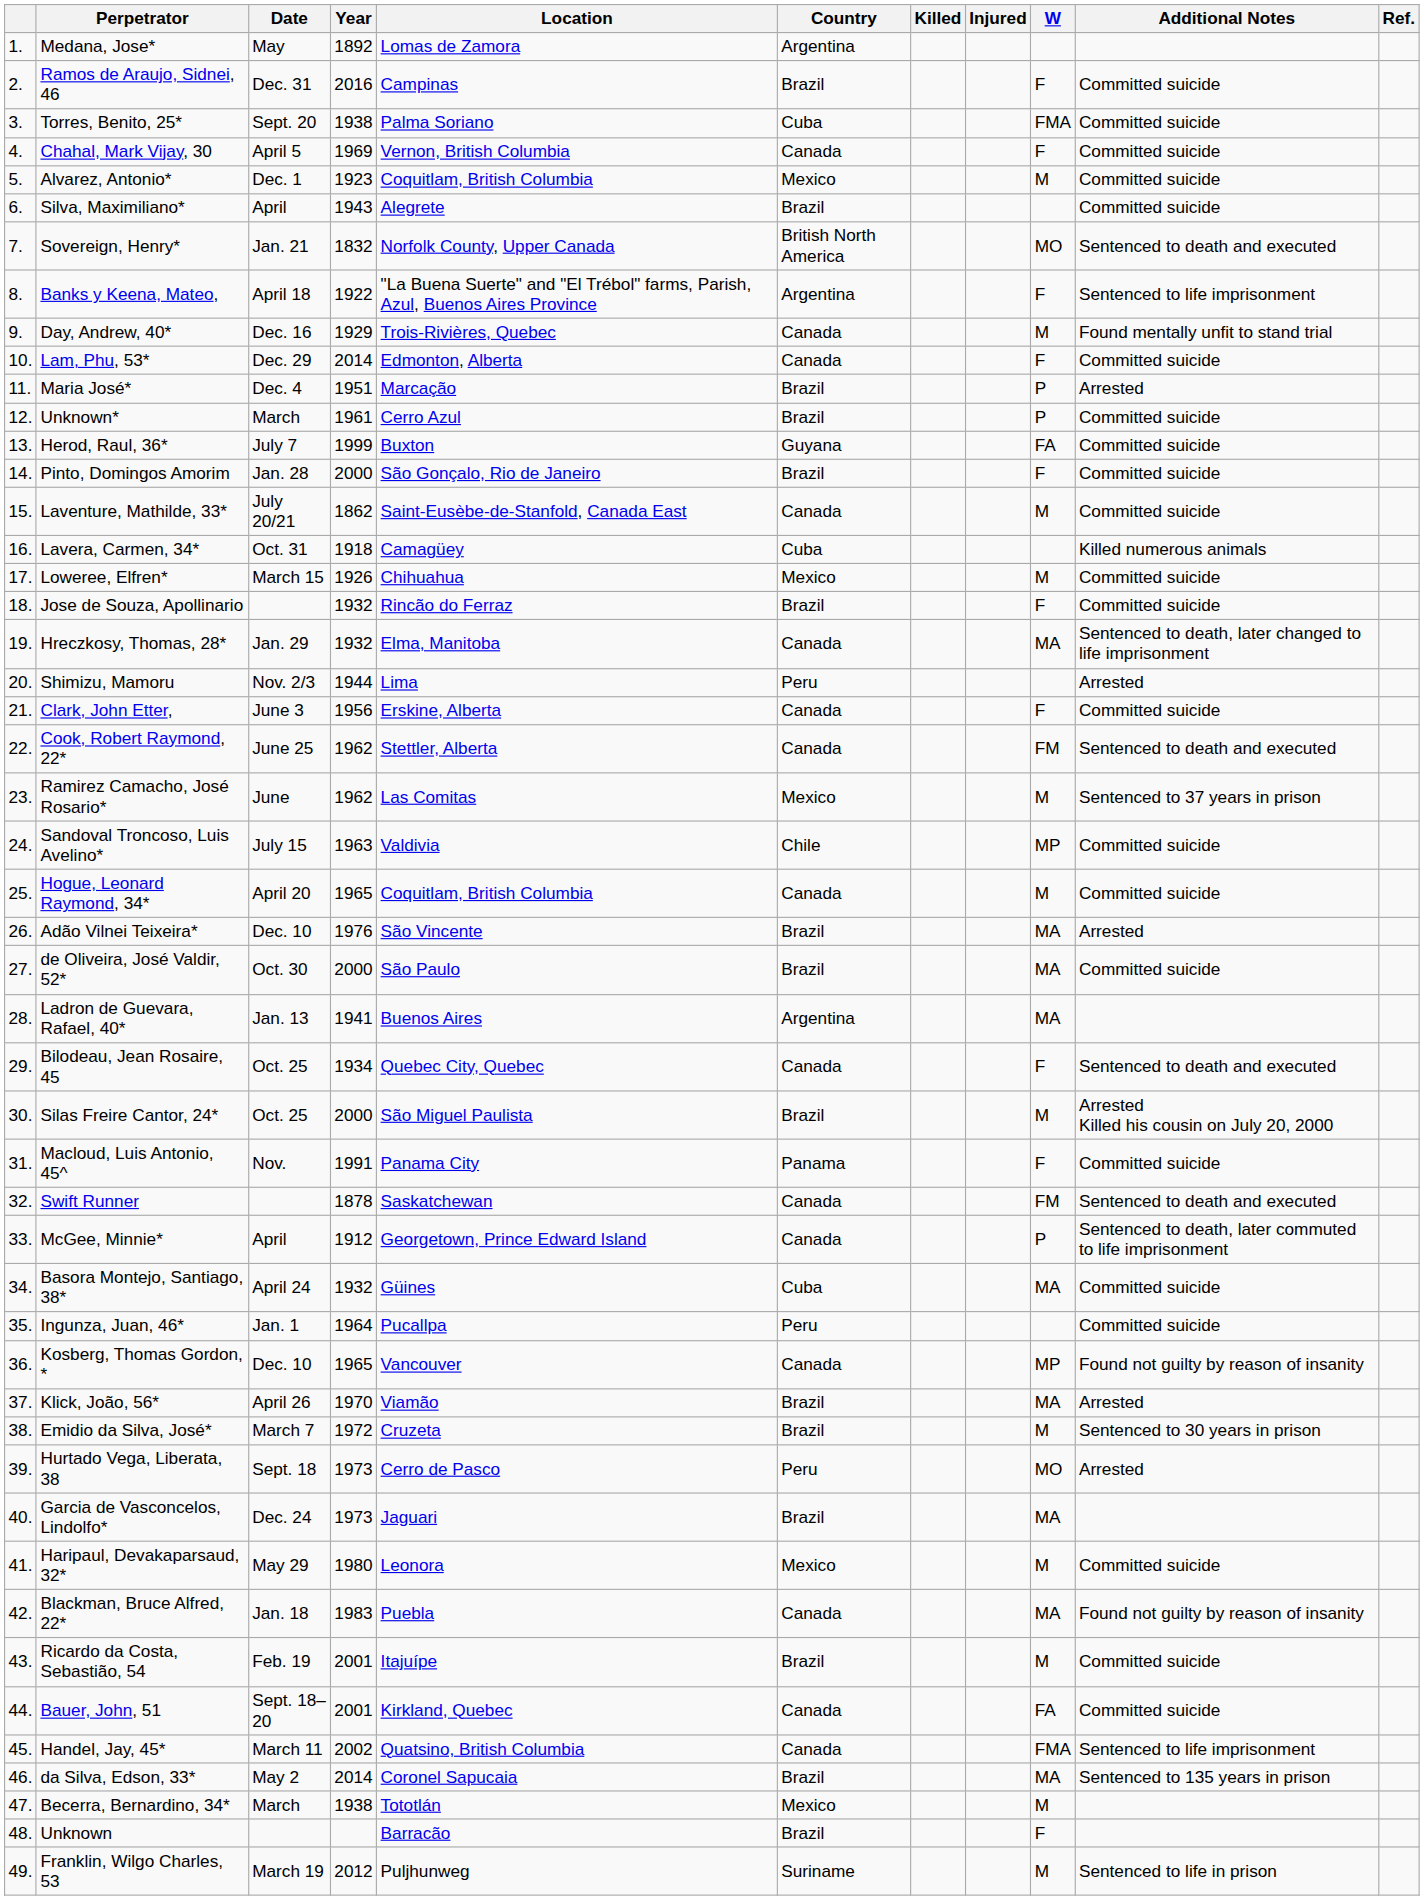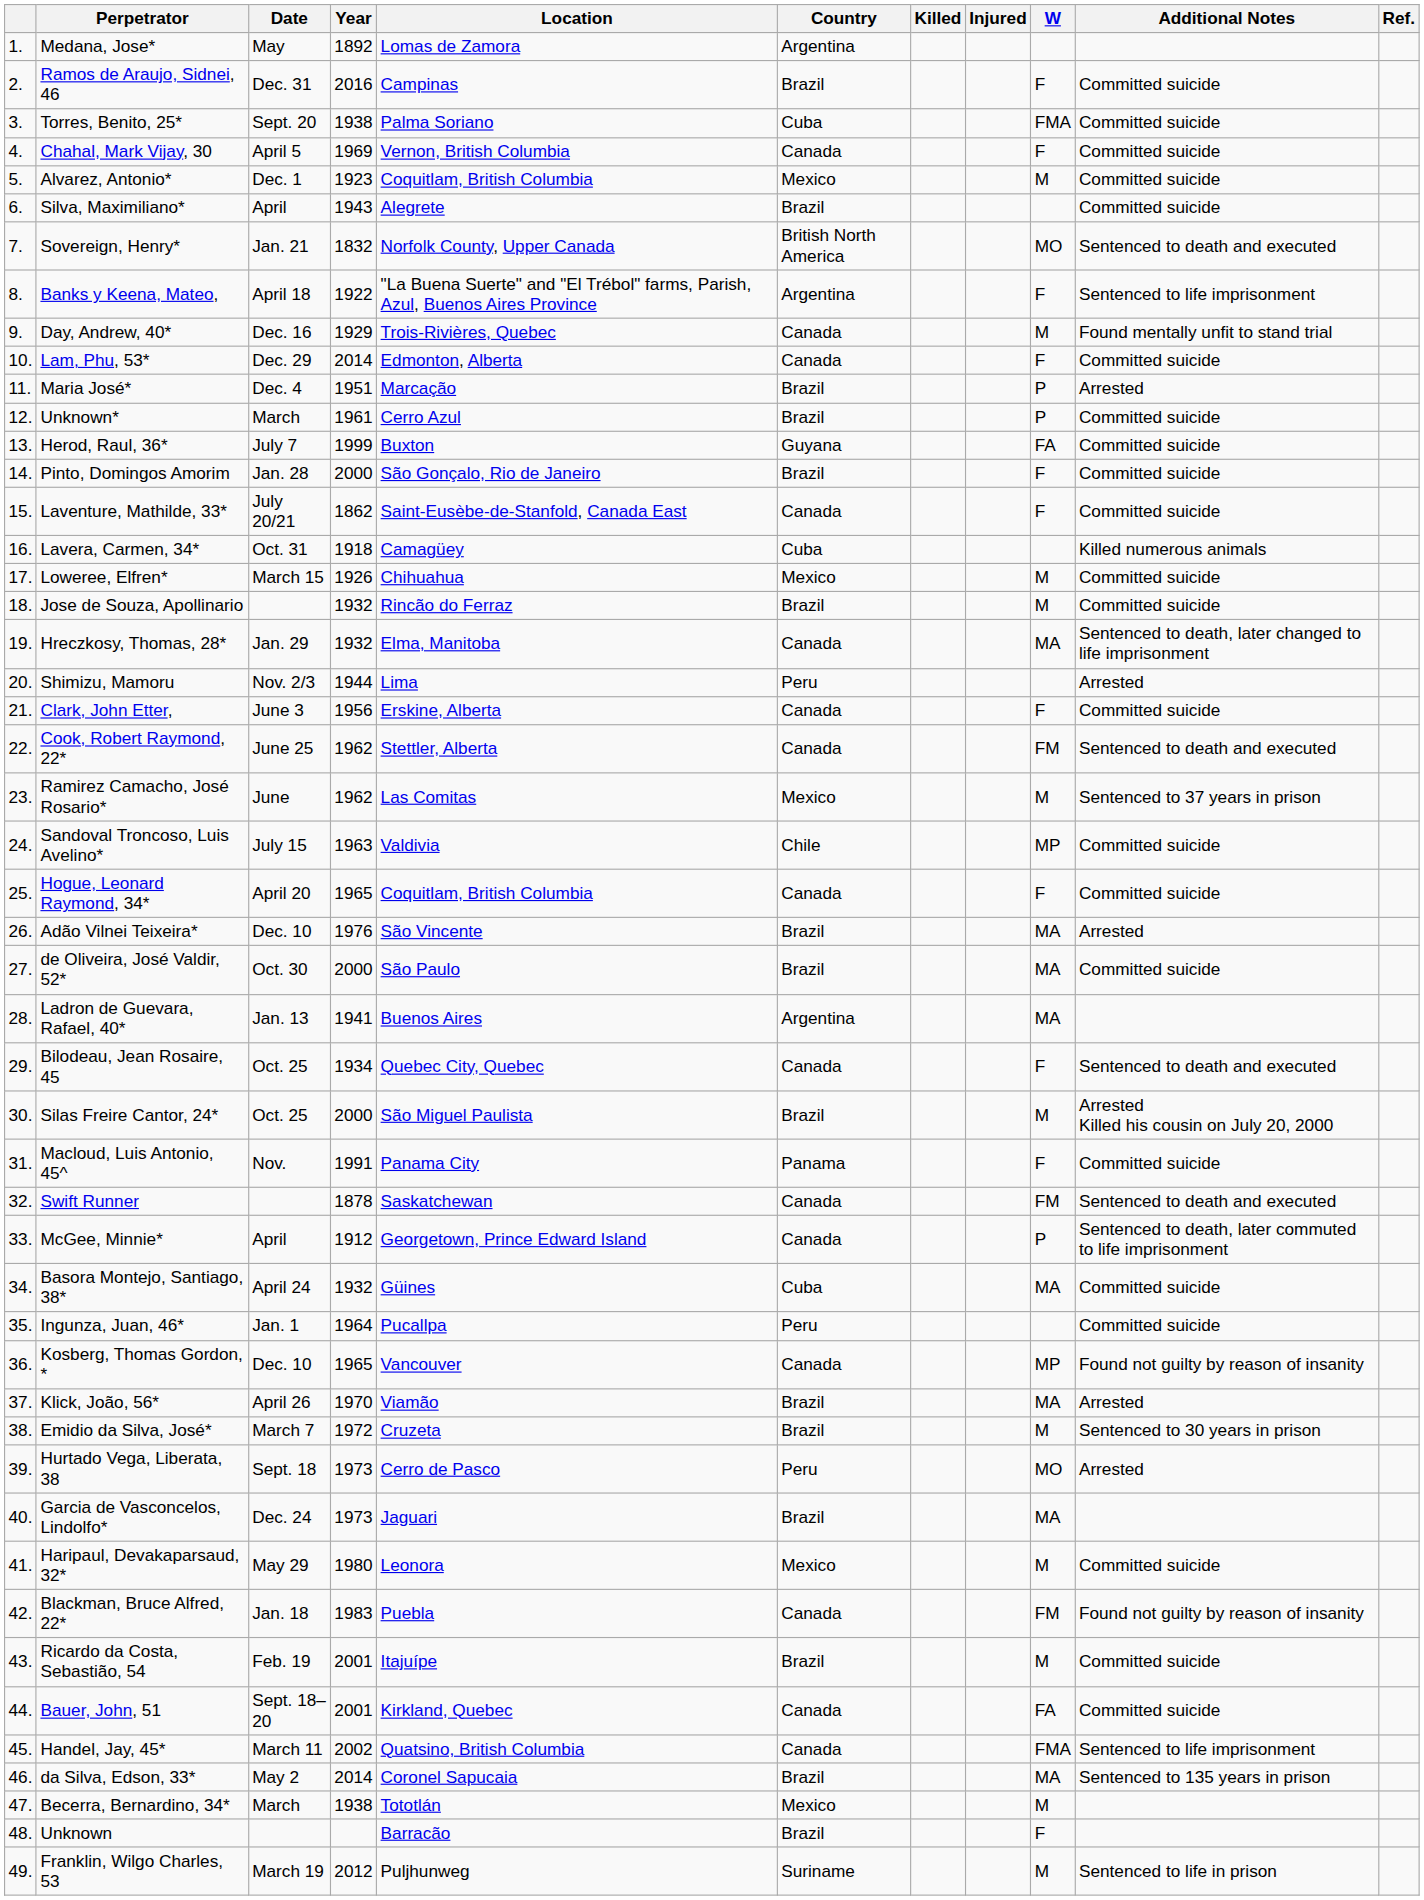(1042, 511) M -> (1040, 511) F
(1040, 606) F -> (1042, 606) M
(1042, 893) M -> (1040, 893) F
(1048, 1614) MA -> (1047, 1614) FM
